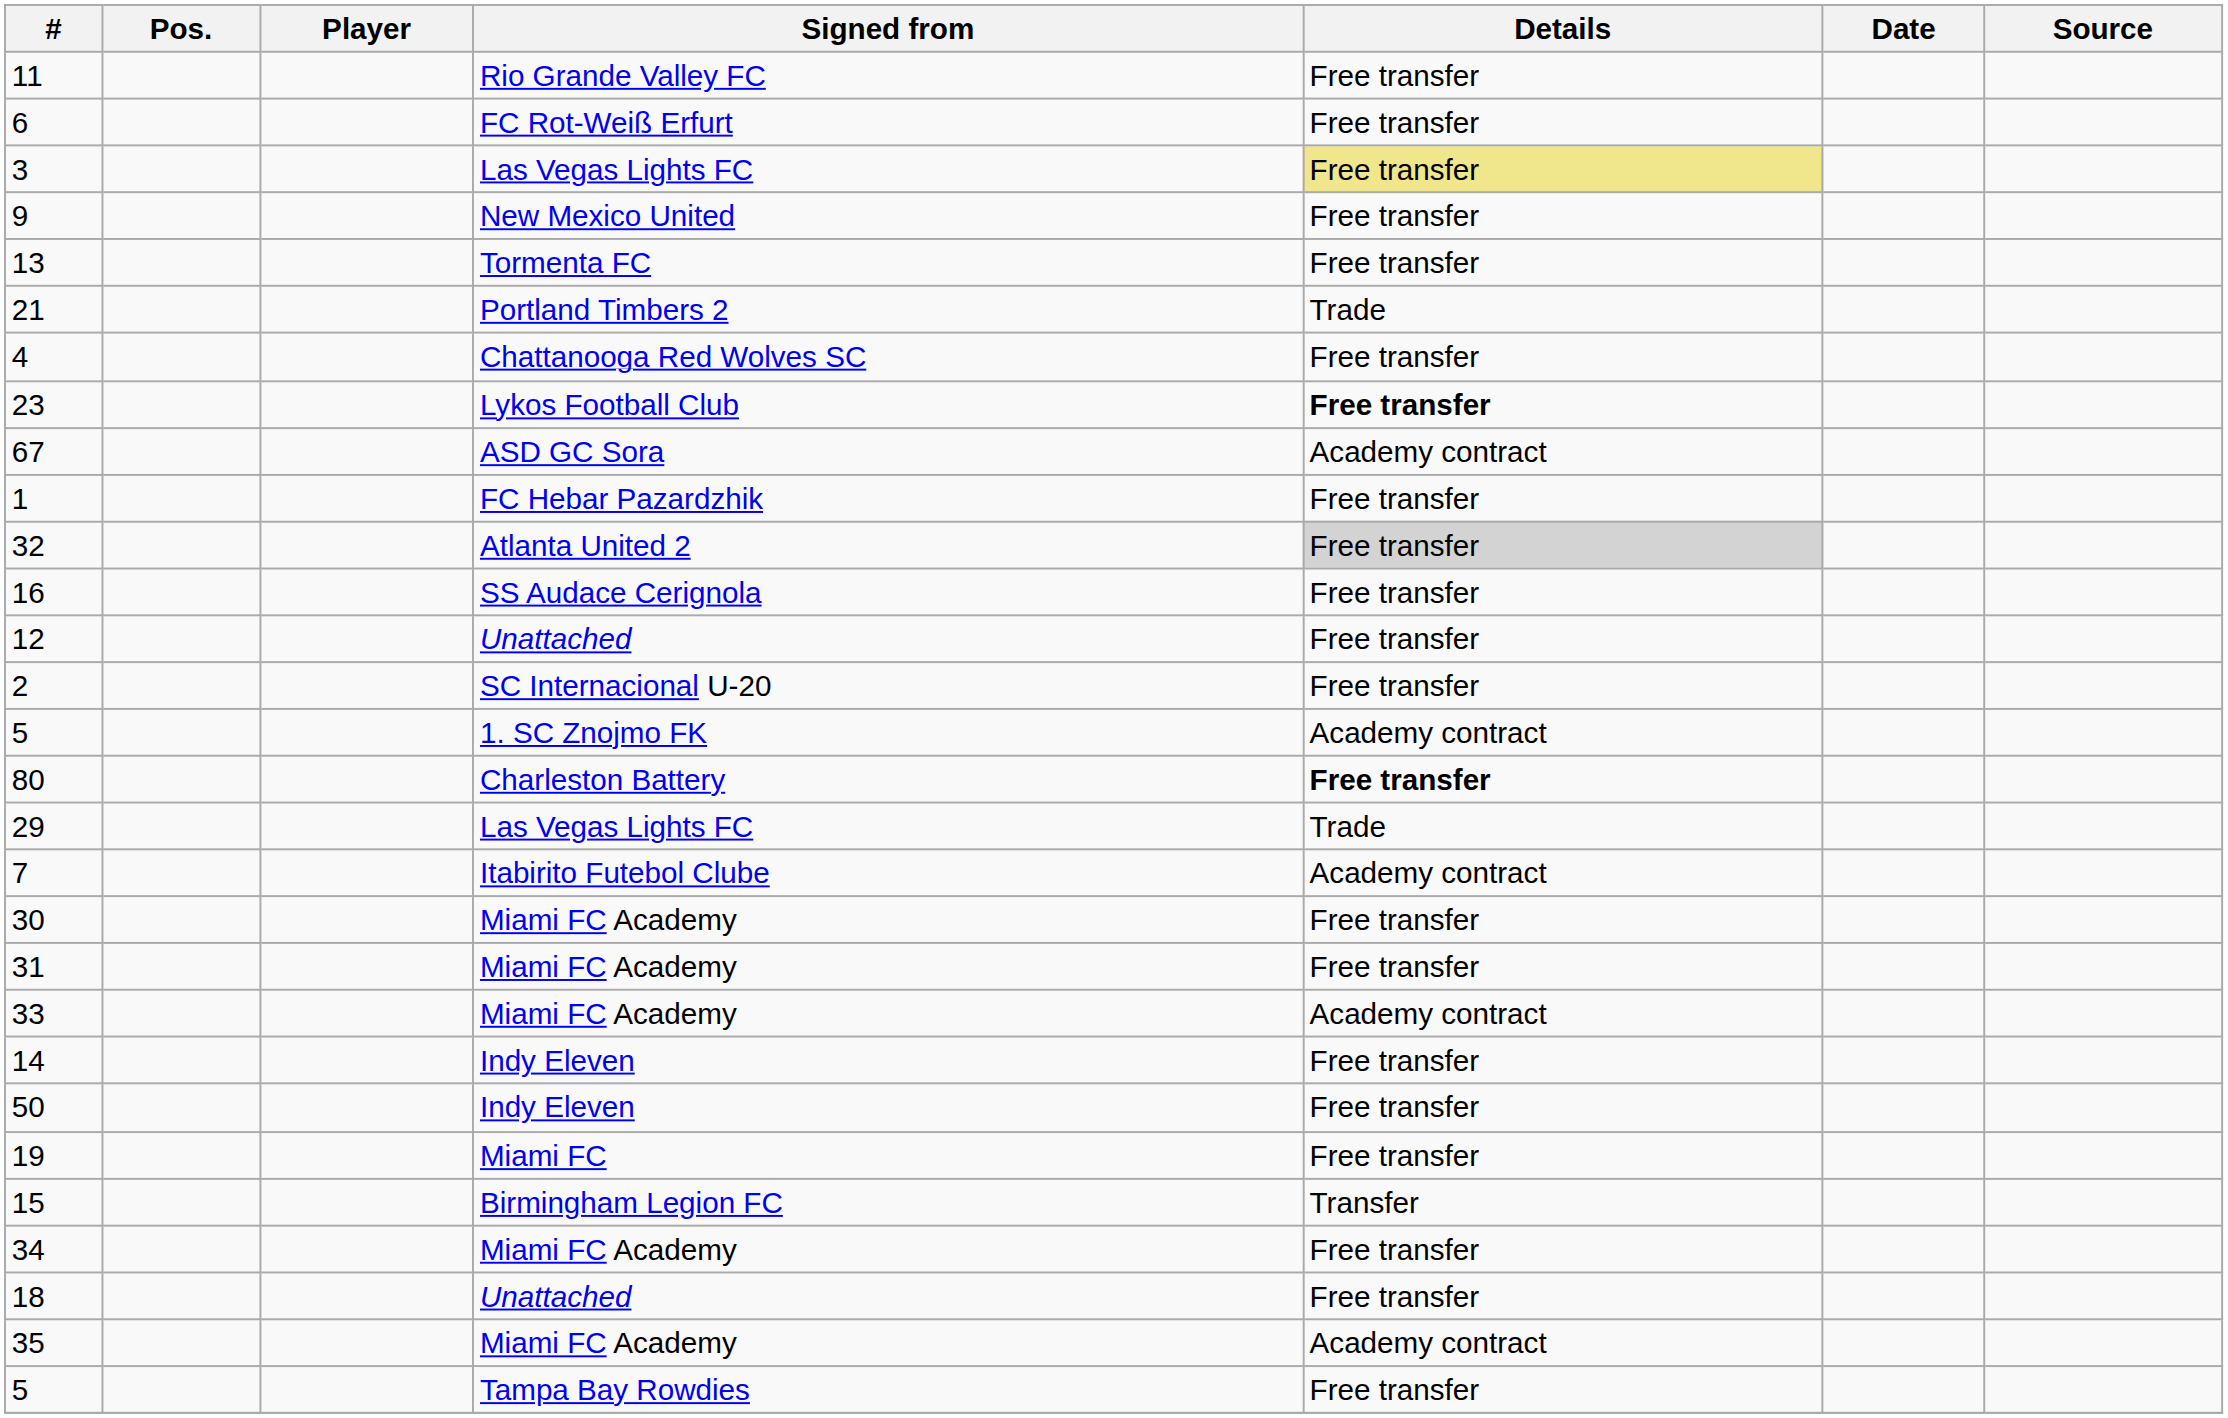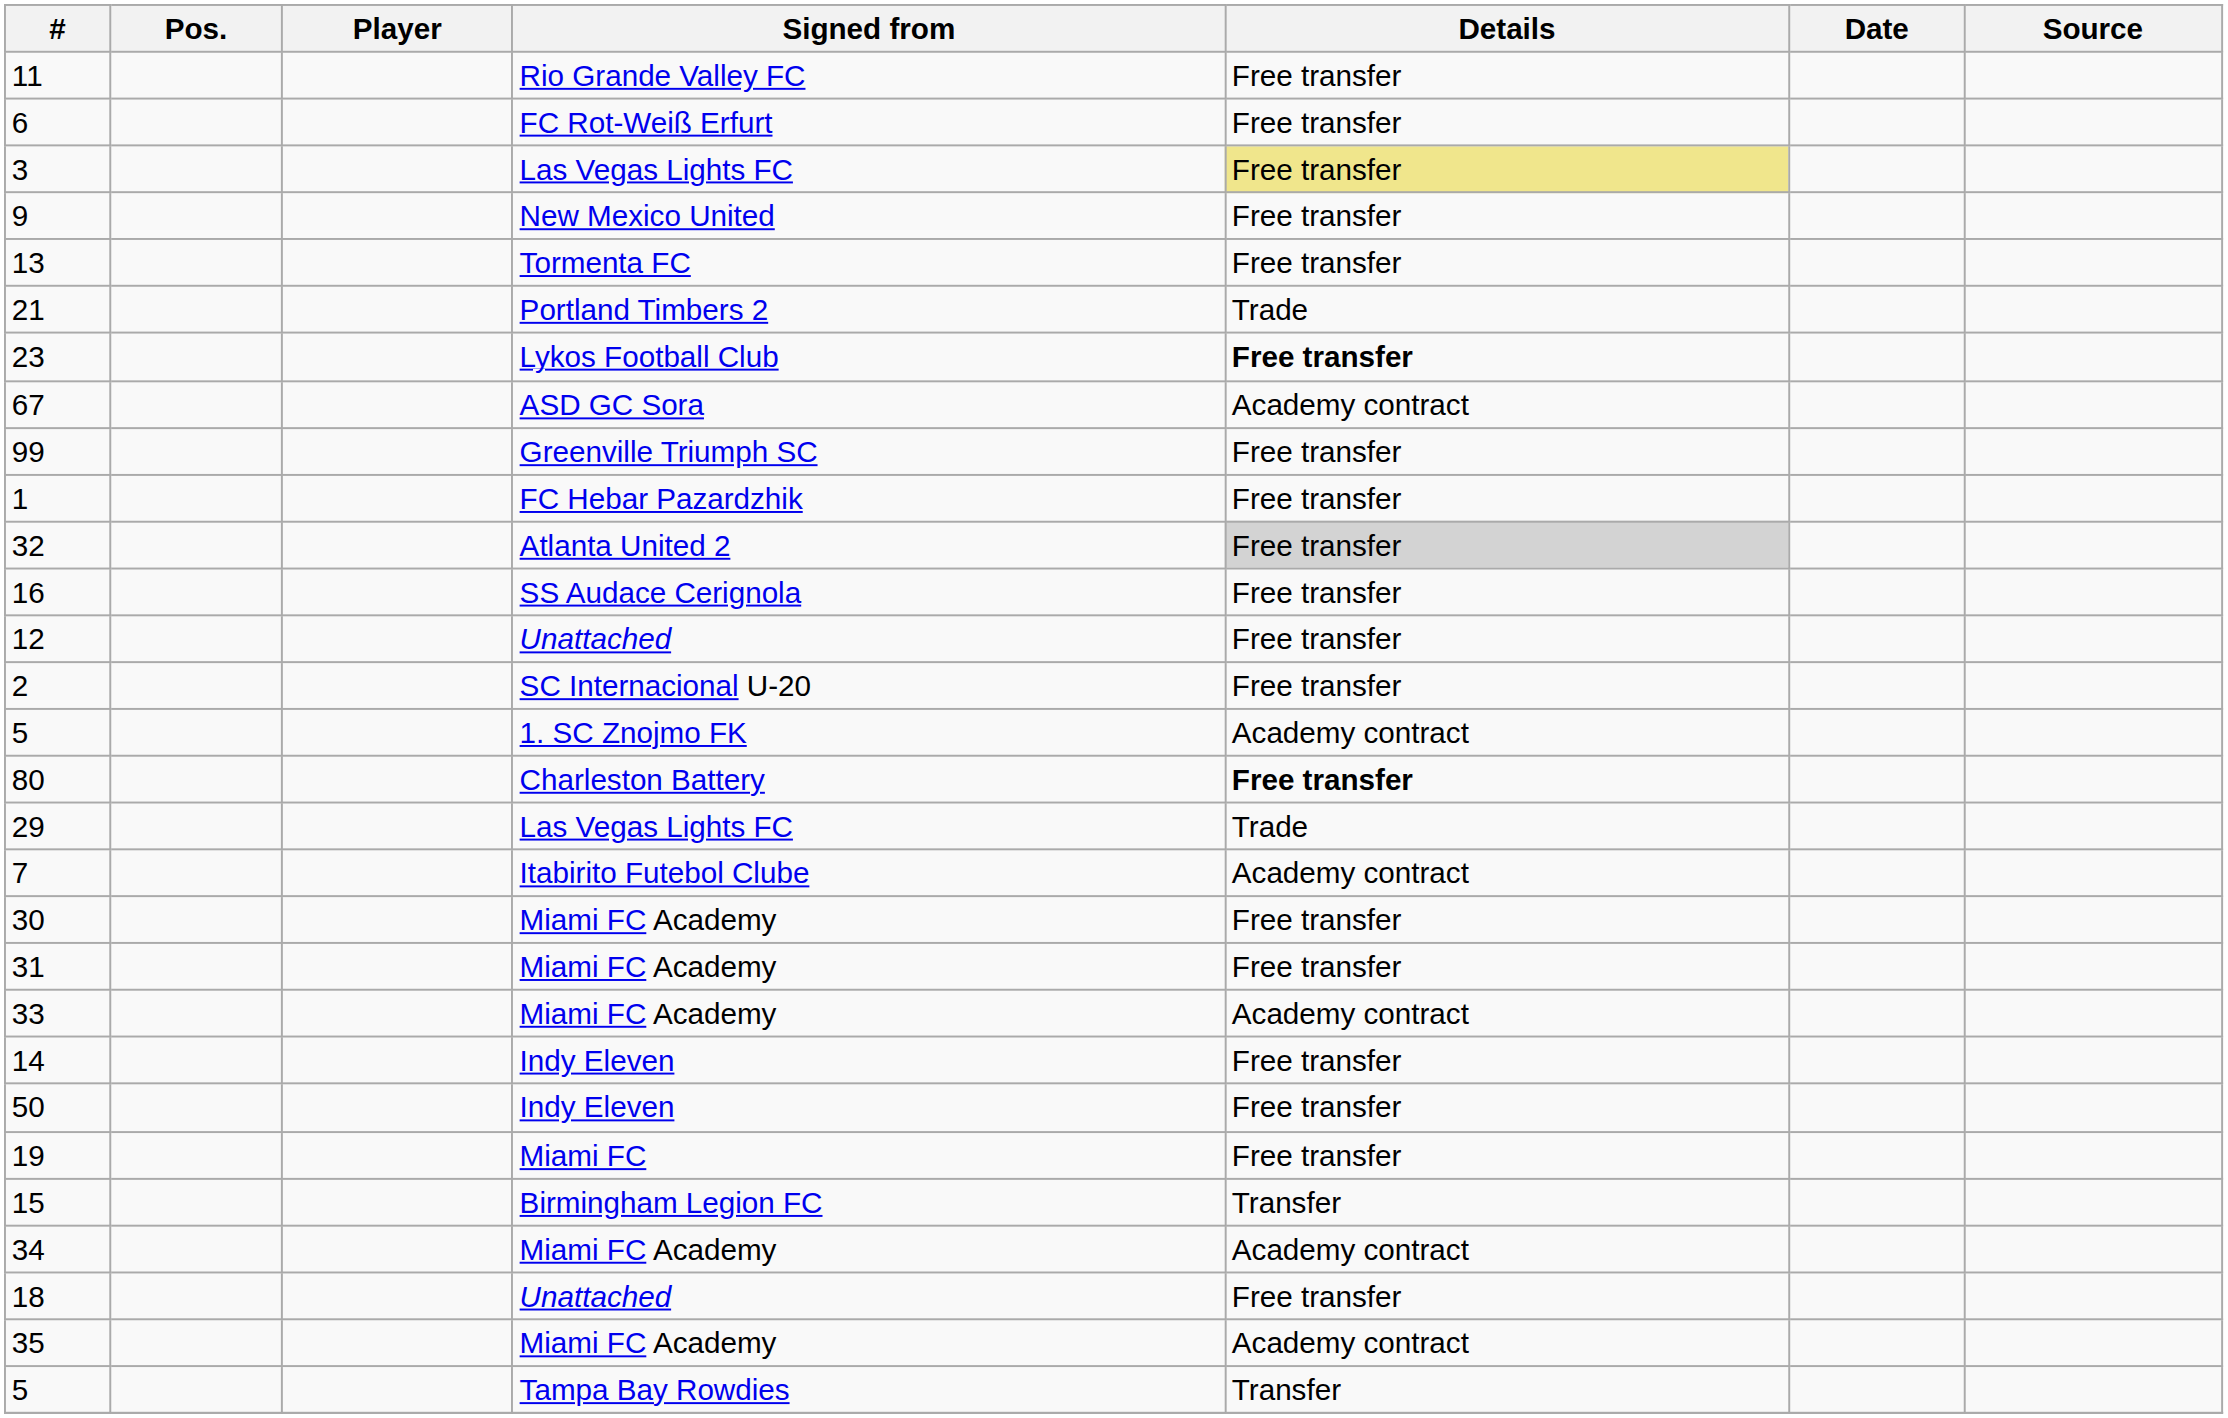- row: (20, 357)
+ row: (28, 451)
(1394, 1249) Free transfer -> (1350, 1249) Academy contract
(1394, 1389) Free transfer -> (1286, 1389) Transfer
